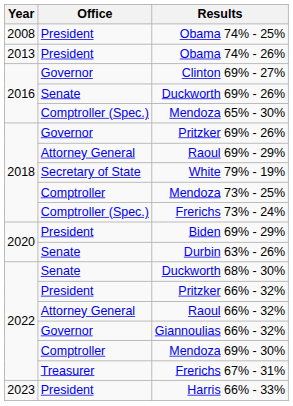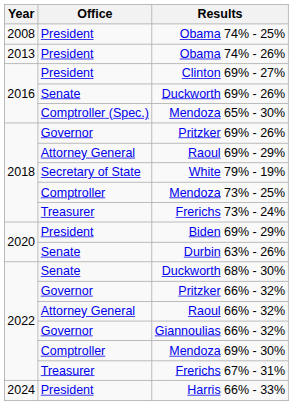(67, 73) Governor -> (67, 73) President
(95, 212) Comptroller (Spec.) -> (68, 212) Treasurer
(67, 291) President -> (67, 291) Governor
(21, 390) 2023 -> (21, 390) 2024
